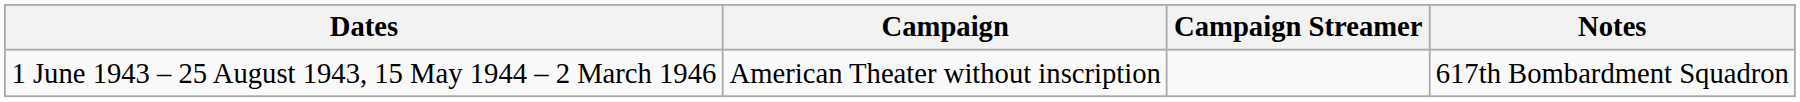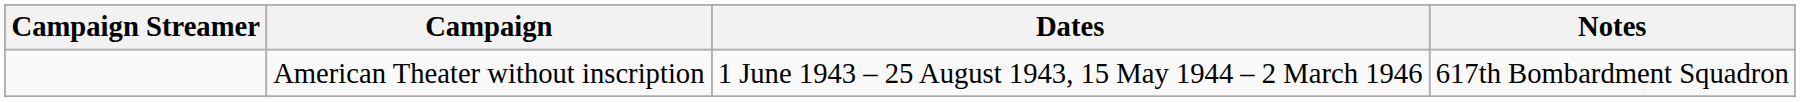columns swapped: (1298, 27) <-> (364, 27)
